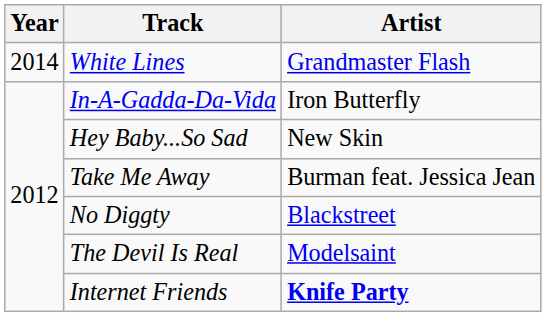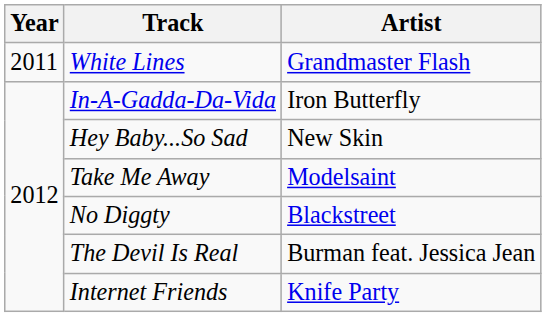(34, 61) 2014 -> (34, 61) 2011
(411, 176) Burman feat. Jessica Jean -> (341, 176) Modelsaint
(341, 253) Modelsaint -> (411, 253) Burman feat. Jessica Jean
(348, 291) bold -> (343, 291) normal
